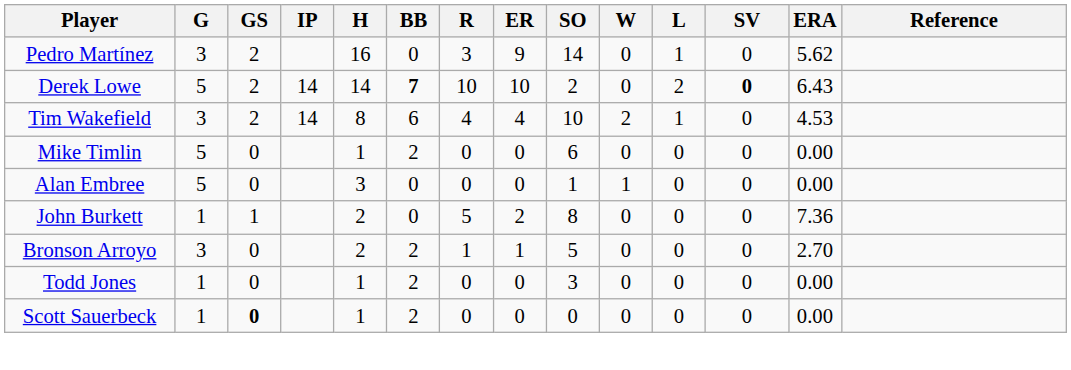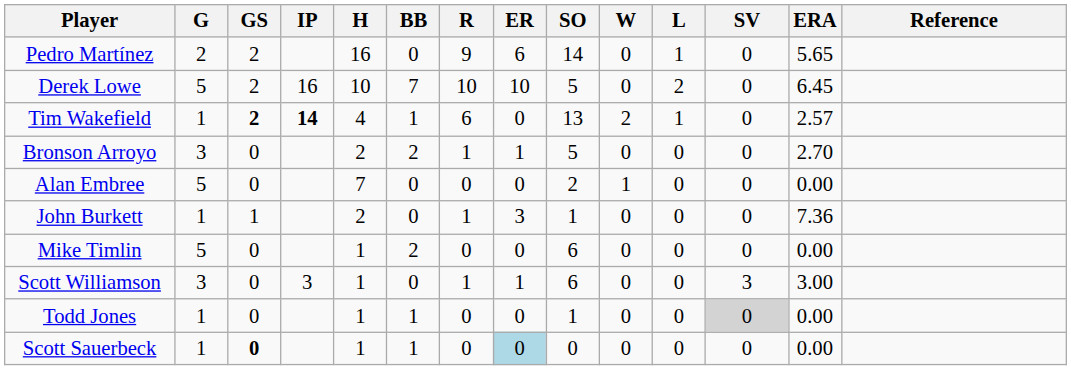(201, 53) 3 -> (201, 53) 2
(467, 53) 3 -> (467, 53) 9
(520, 53) 9 -> (520, 53) 6
(815, 53) 5.62 -> (815, 53) 5.65
(307, 86) 14 -> (307, 86) 16
(360, 86) 14 -> (360, 86) 10
(413, 86) bold -> (413, 86) normal
(573, 86) 2 -> (573, 86) 5
(747, 86) bold -> (747, 86) normal
(815, 86) 6.43 -> (815, 86) 6.45
(201, 119) 3 -> (201, 119) 1
(254, 119) normal -> (254, 119) bold
(307, 119) normal -> (307, 119) bold
(360, 119) 8 -> (360, 119) 4
(413, 119) 6 -> (413, 119) 1
(467, 119) 4 -> (467, 119) 6
(520, 119) 4 -> (520, 119) 0
(573, 119) 10 -> (573, 119) 13
(815, 119) 4.53 -> (815, 119) 2.57
rows swapped: (90, 151) <-> (90, 250)
(360, 184) 3 -> (360, 184) 7
(573, 184) 1 -> (573, 184) 2
(467, 217) 5 -> (467, 217) 1
(520, 217) 2 -> (520, 217) 3
(573, 217) 8 -> (573, 217) 1
+ row: (90, 282)
(413, 282) 2 -> (413, 315) 1
(573, 282) 3 -> (573, 315) 1
(747, 282) no background -> (747, 315) lightgrey background
(413, 315) 2 -> (413, 348) 1
(520, 315) no background -> (520, 348) lightblue background
